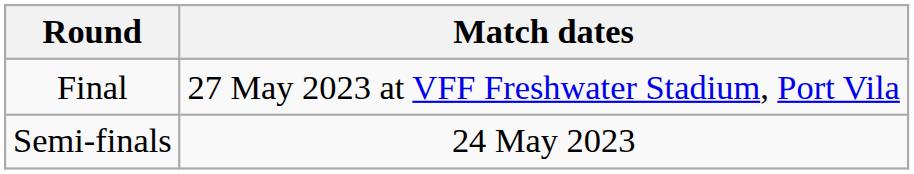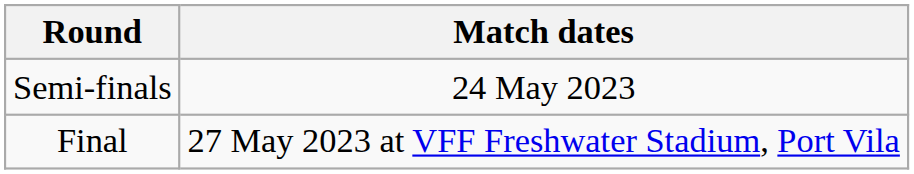rows swapped: (92, 140) <-> (92, 86)
